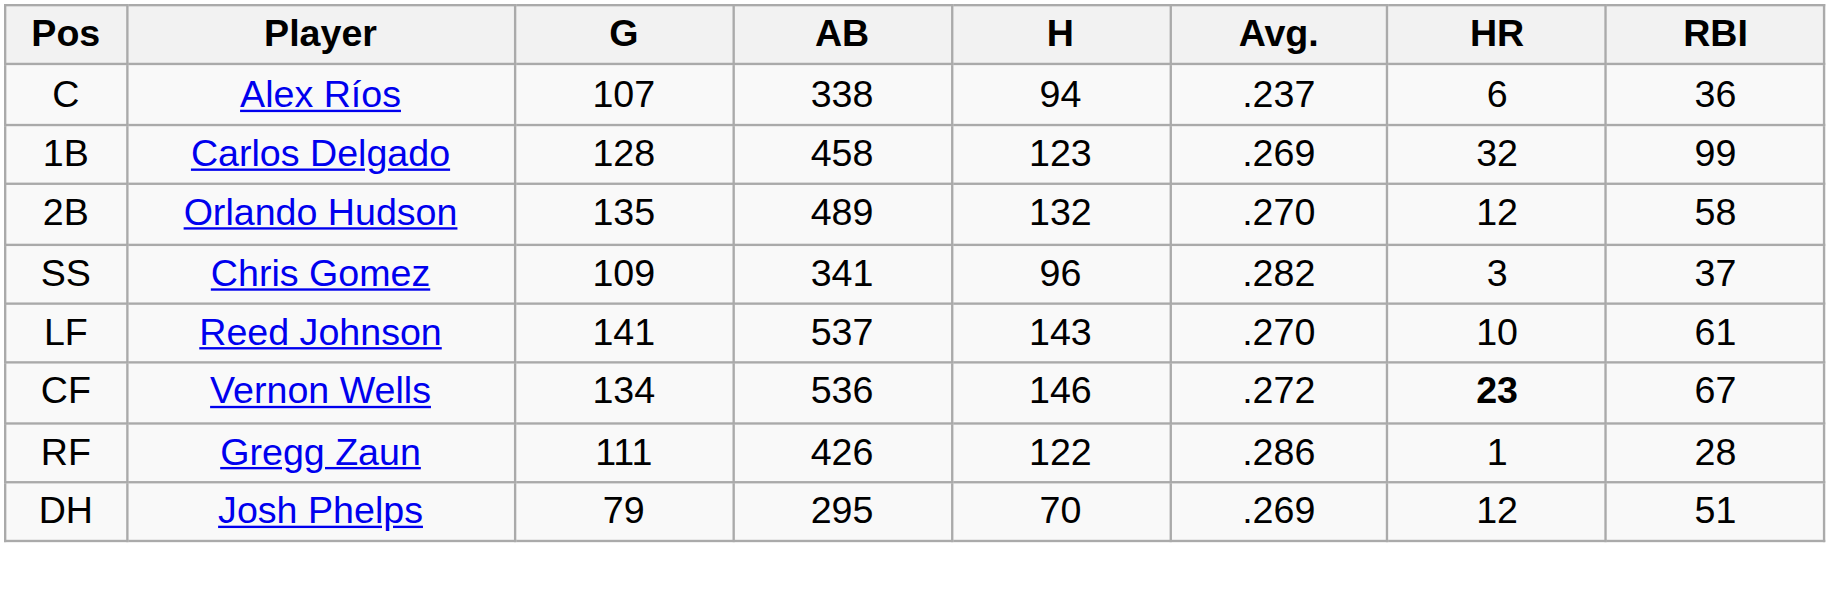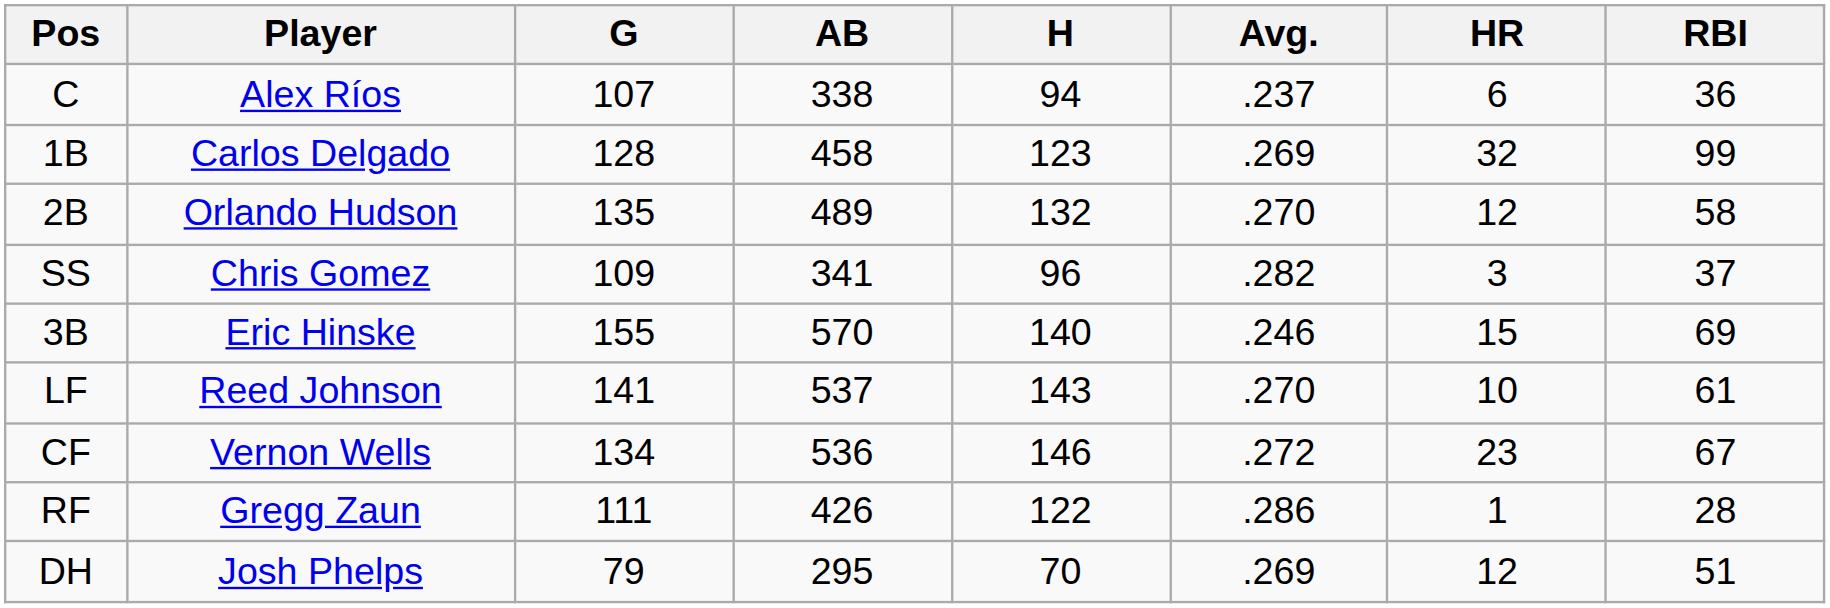+ row: (66, 332)
(1497, 392) bold -> (1497, 451) normal
